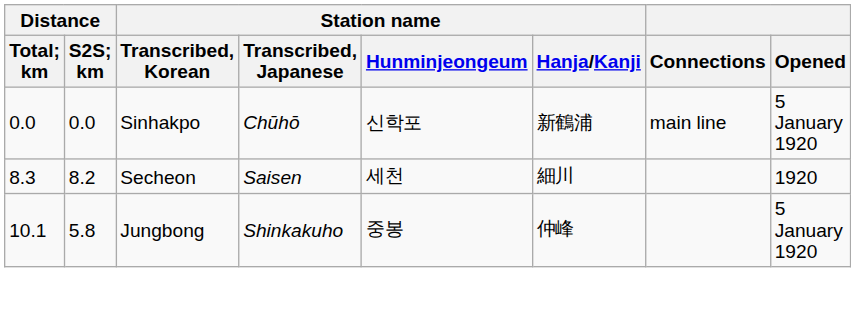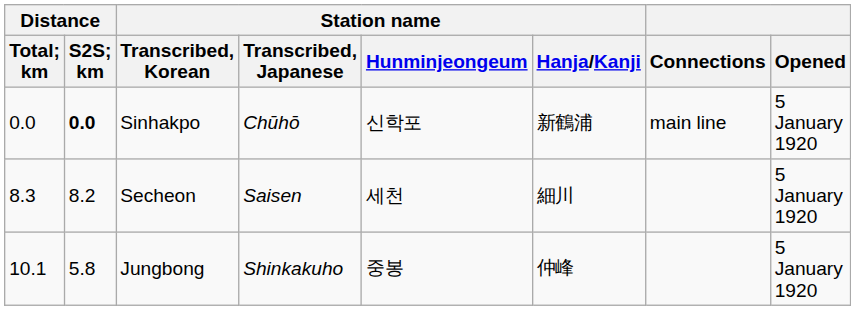(82, 123) normal -> (82, 123) bold
(796, 177) 1920 -> (809, 196) 5 January 1920
